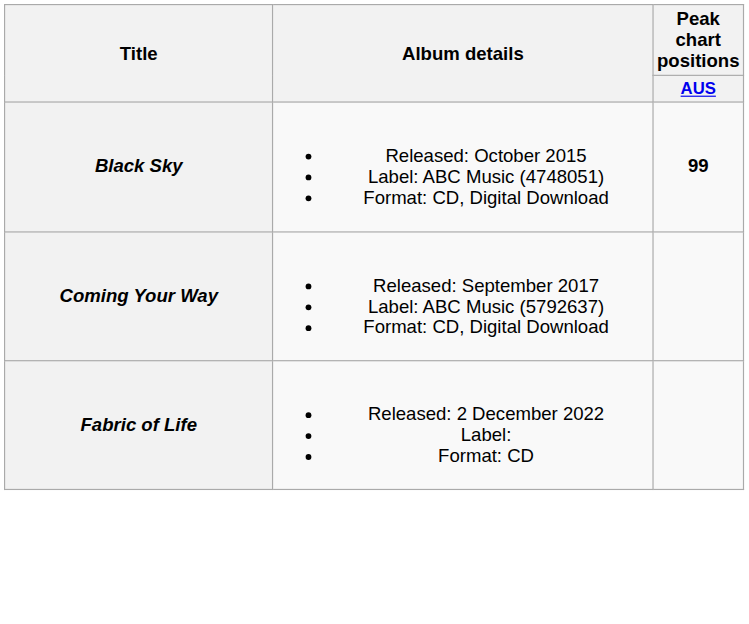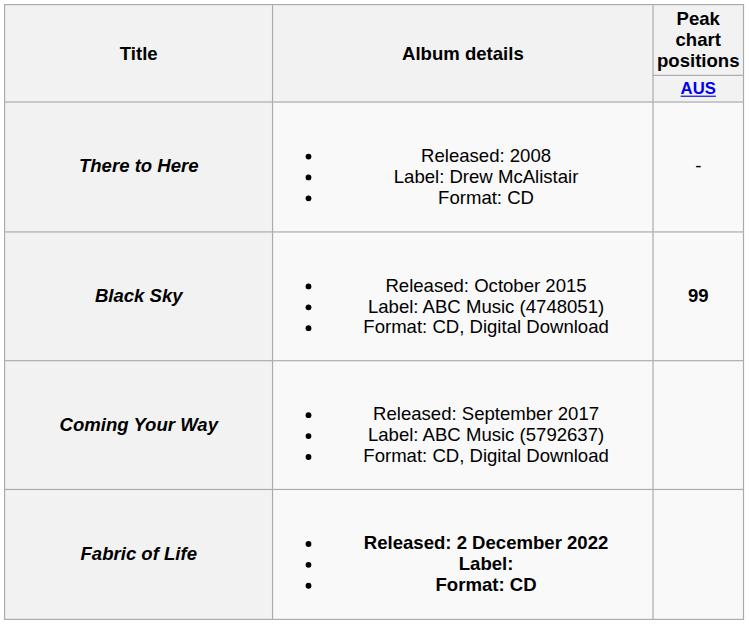+ row: (139, 166)
(463, 436) normal -> (463, 565) bold
